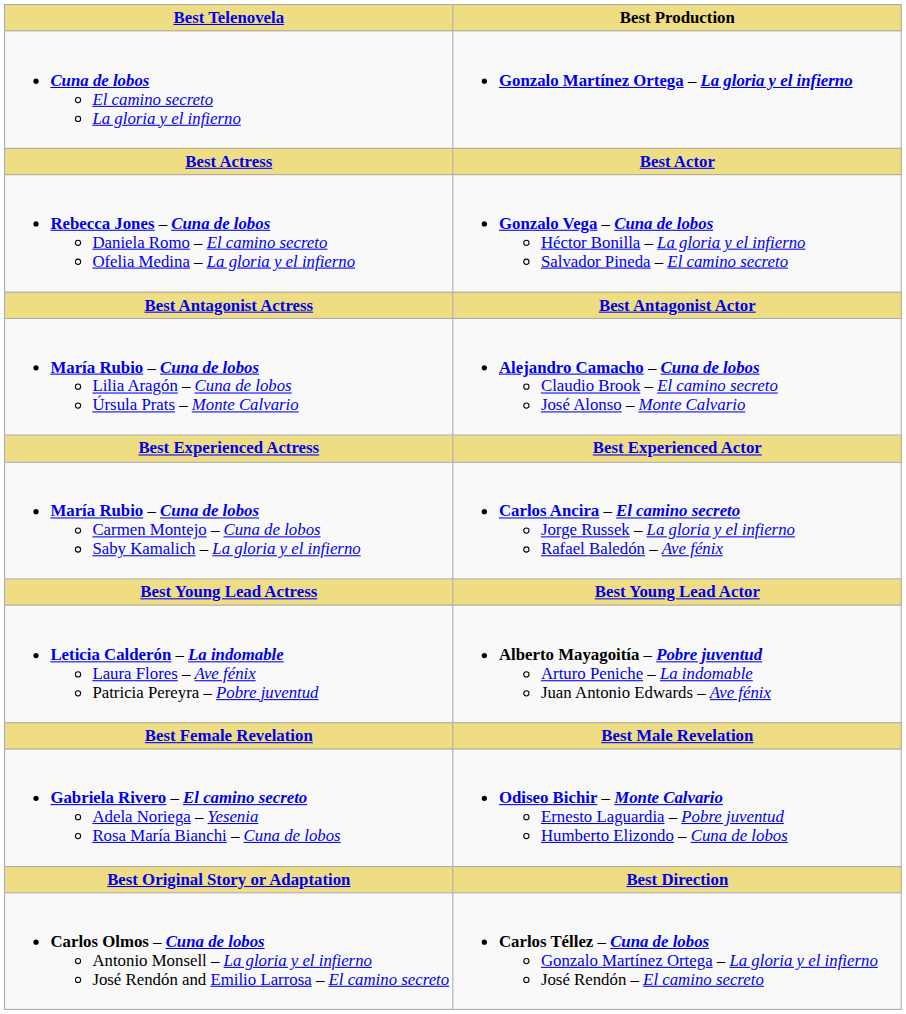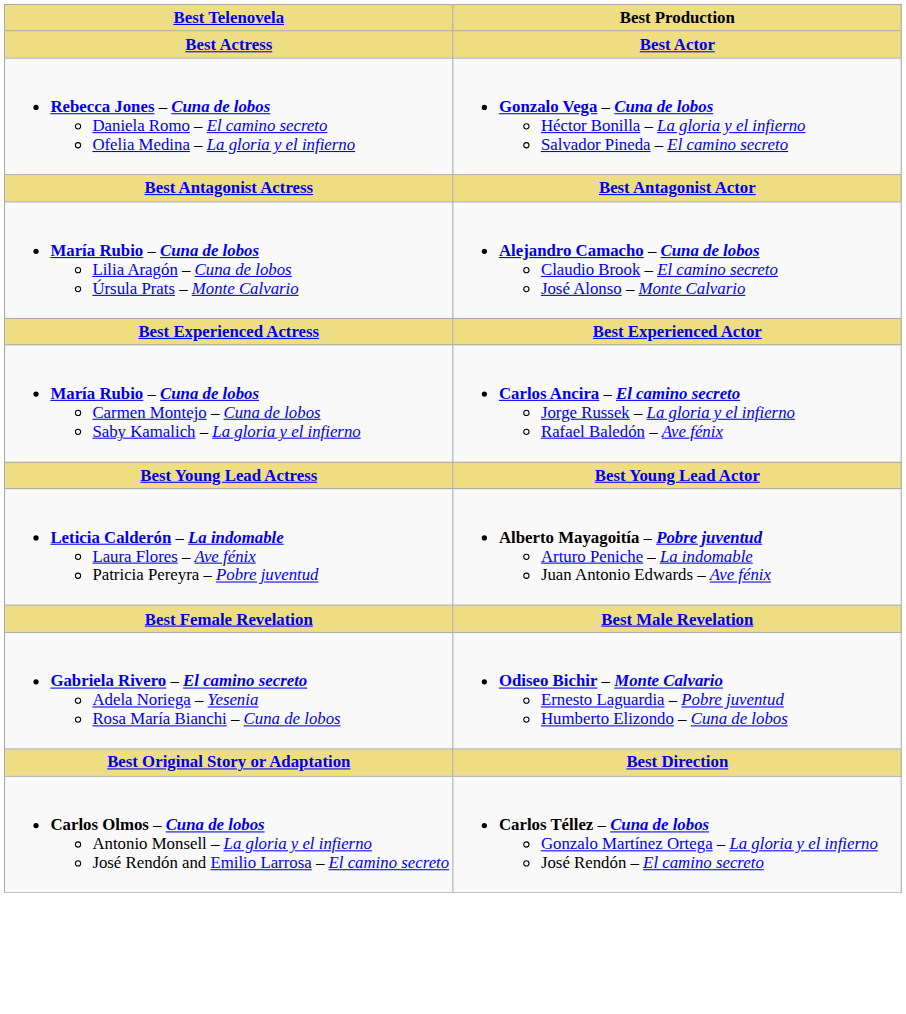- row: (229, 99)
